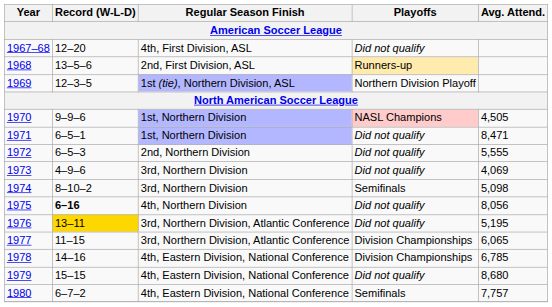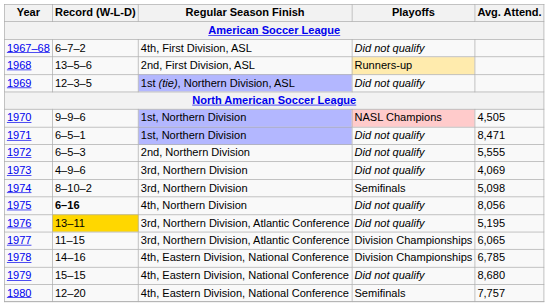(70, 48) 12–20 -> (70, 48) 6–7–2
(415, 83) Northern Division Playoff -> (389, 83) Did not qualify
(70, 293) 6–7–2 -> (70, 293) 12–20
